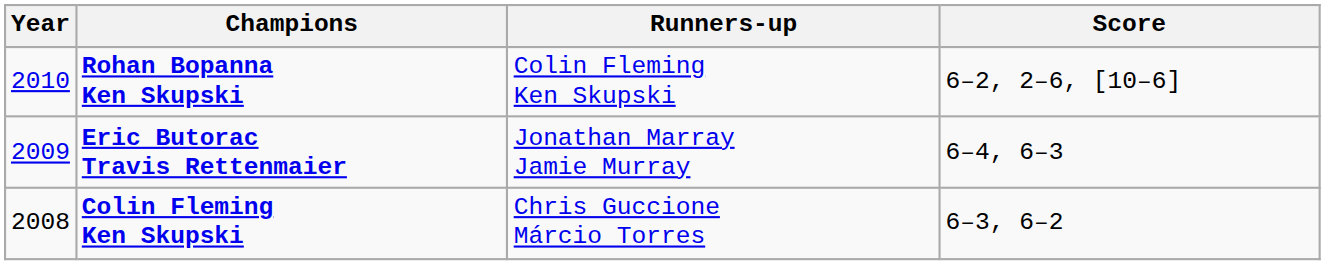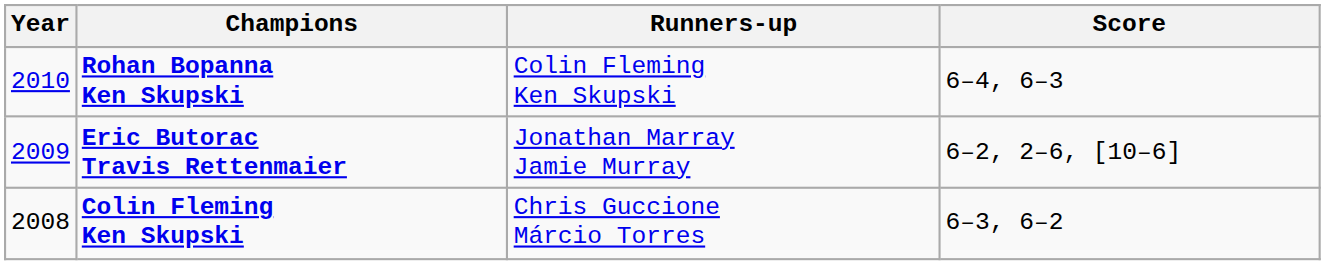(1063, 81) 6–2, 2–6, [10–6] -> (1004, 81) 6–4, 6–3
(1004, 152) 6–4, 6–3 -> (1063, 152) 6–2, 2–6, [10–6]
